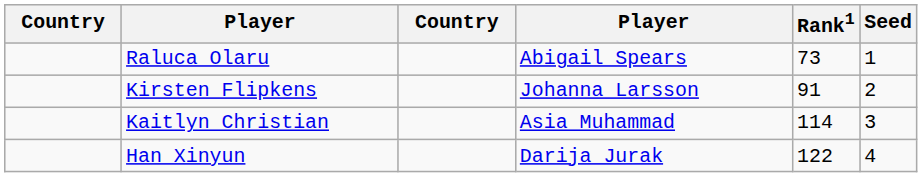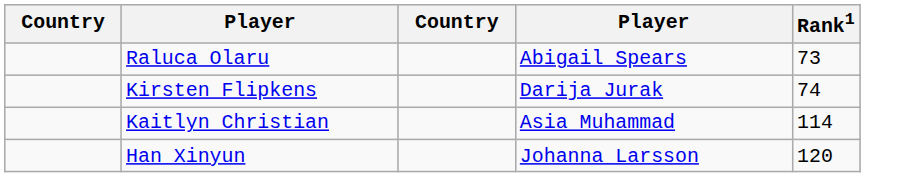- column: (888, 24)
(609, 91) Johanna Larsson -> (591, 91) Darija Jurak
(809, 91) 91 -> (809, 91) 74
(591, 156) Darija Jurak -> (609, 156) Johanna Larsson
(815, 156) 122 -> (815, 156) 120
